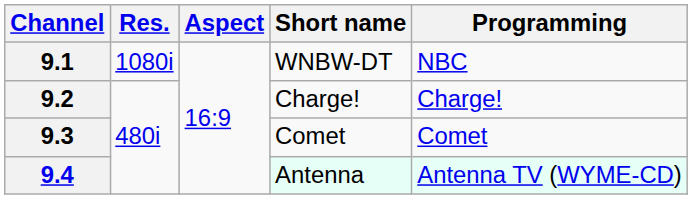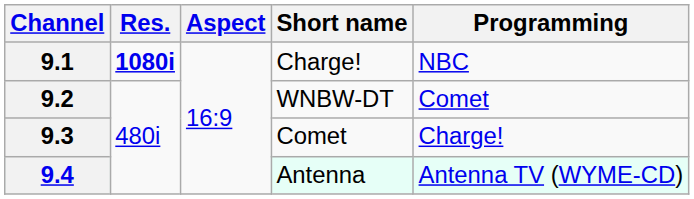(144, 61) normal -> (145, 61) bold
(334, 61) WNBW-DT -> (319, 61) Charge!
(318, 99) Charge! -> (335, 99) WNBW-DT
(460, 99) Charge! -> (454, 99) Comet
(452, 136) Comet -> (461, 136) Charge!
